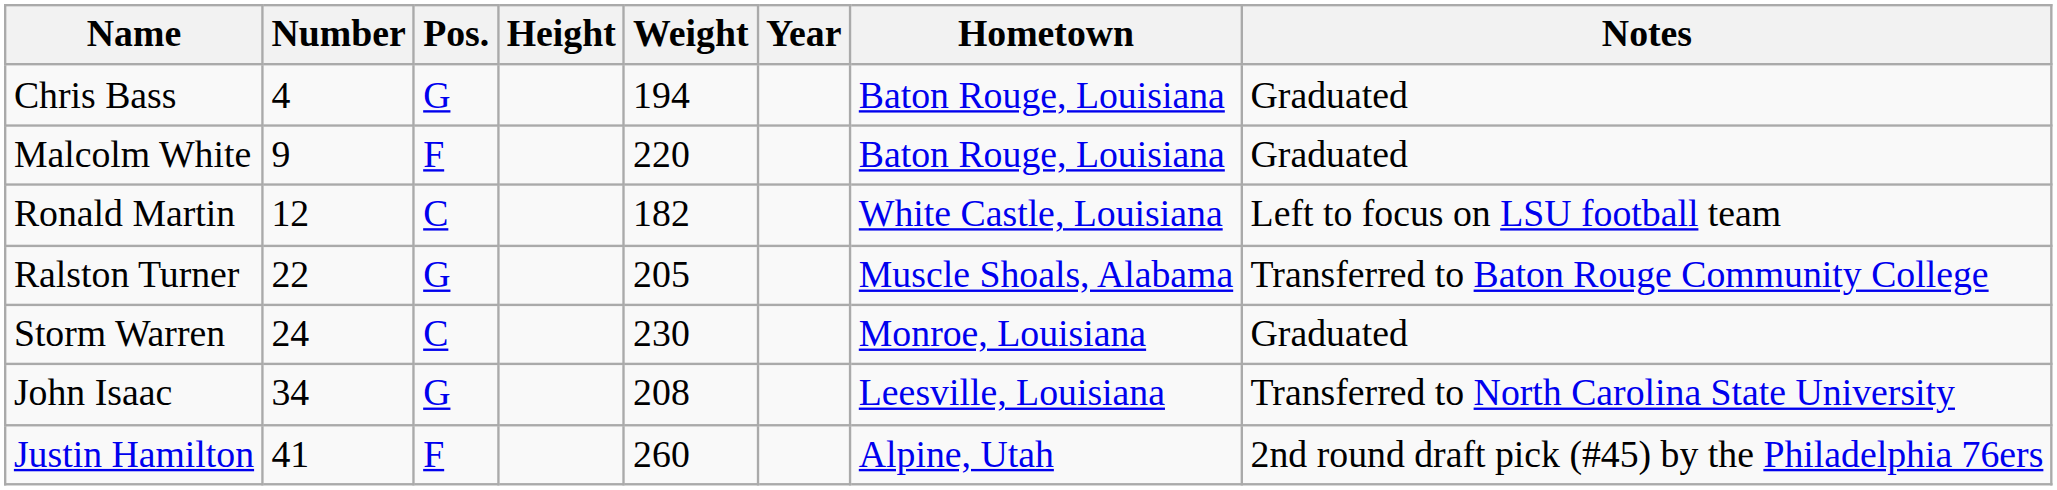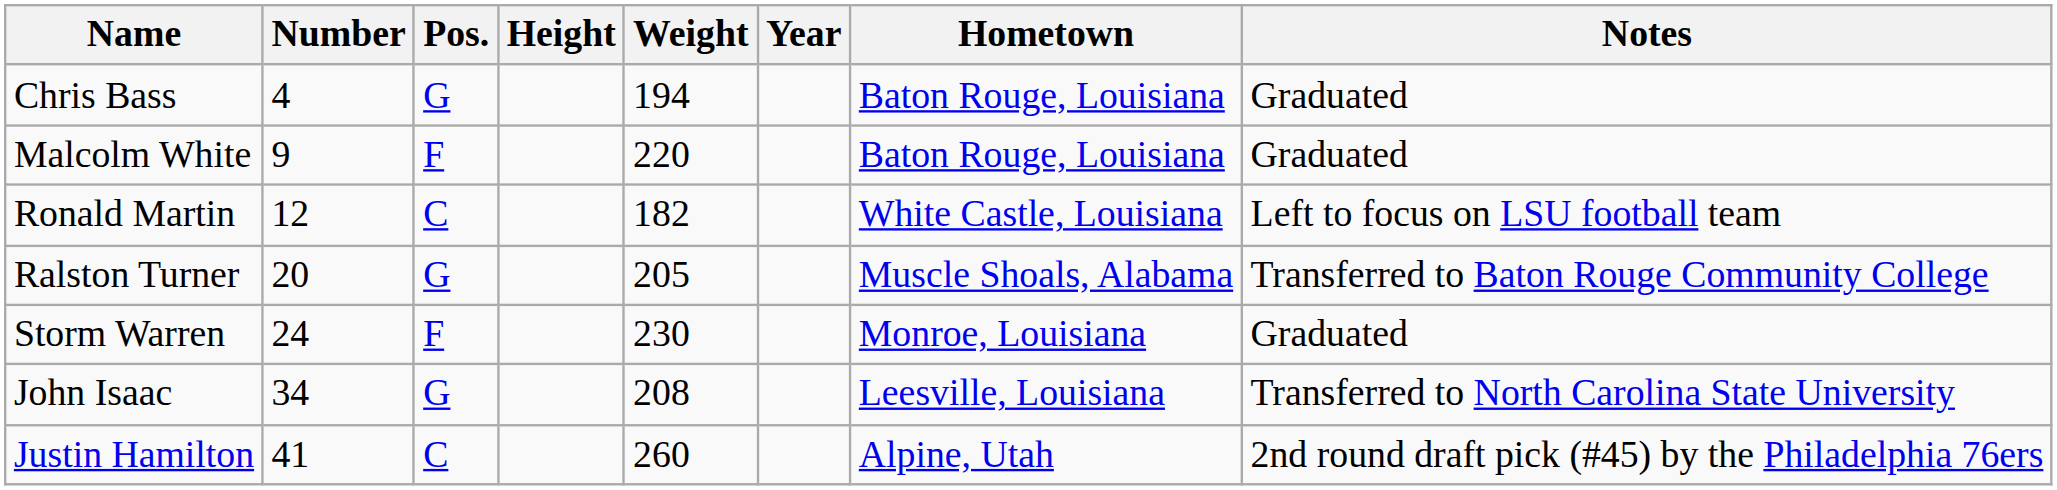(290, 273) 22 -> (290, 273) 20
(436, 333) C -> (434, 333) F
(434, 453) F -> (436, 453) C
